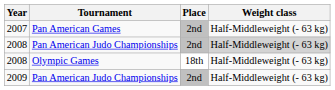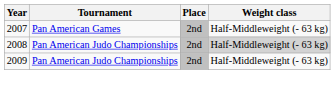- row: (17, 61)
